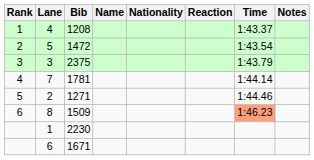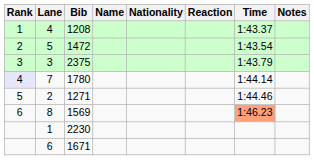(20, 79) no background -> (20, 79) lavender background
(79, 79) 1781 -> (79, 79) 1780
(79, 113) 1509 -> (79, 113) 1569
